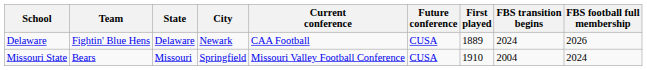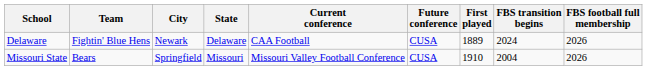columns swapped: (223, 18) <-> (175, 18)
(577, 57) 2024 -> (577, 57) 2026
